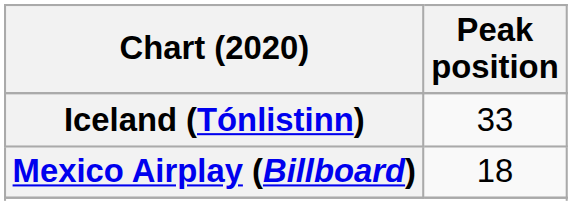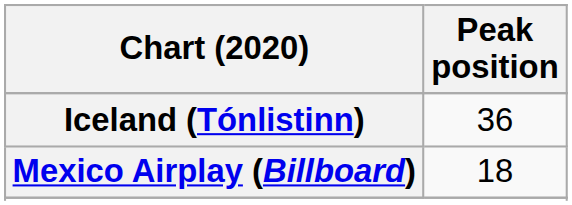(495, 119) 33 -> (495, 119) 36
